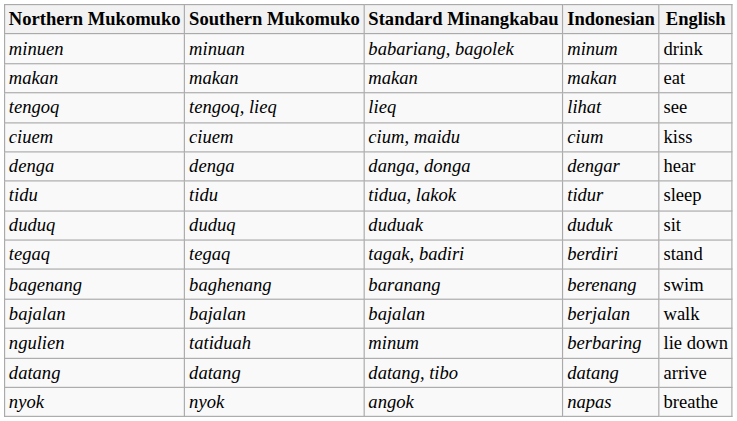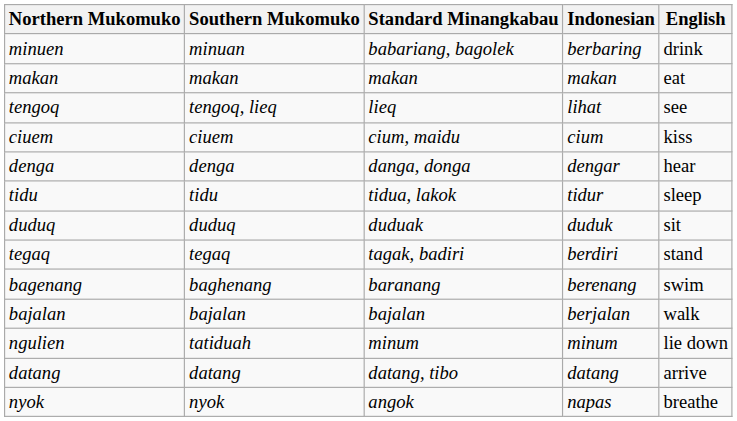(593, 48) minum -> (604, 48) berbaring
(604, 343) berbaring -> (593, 343) minum
